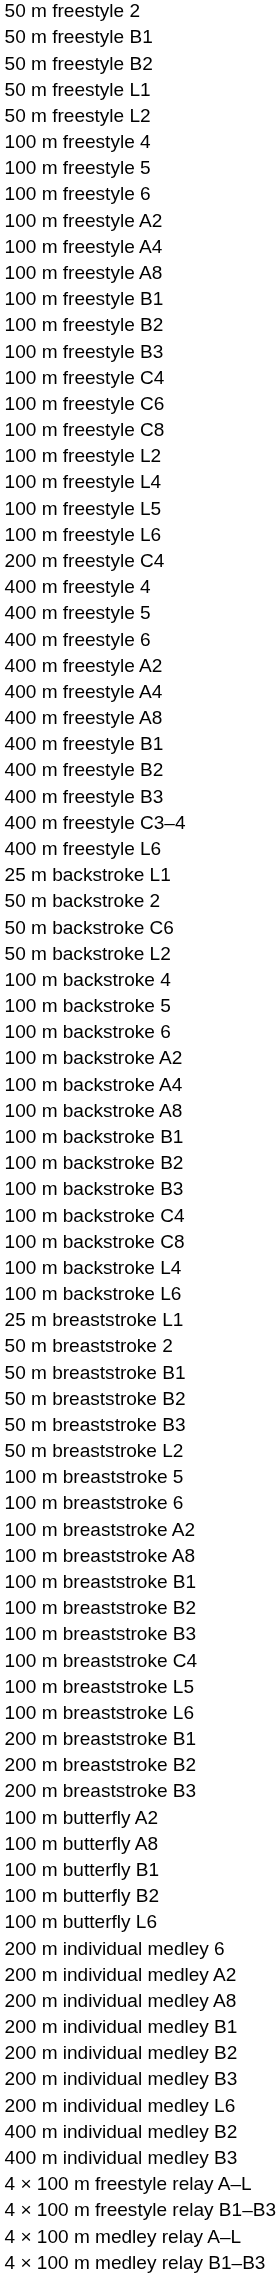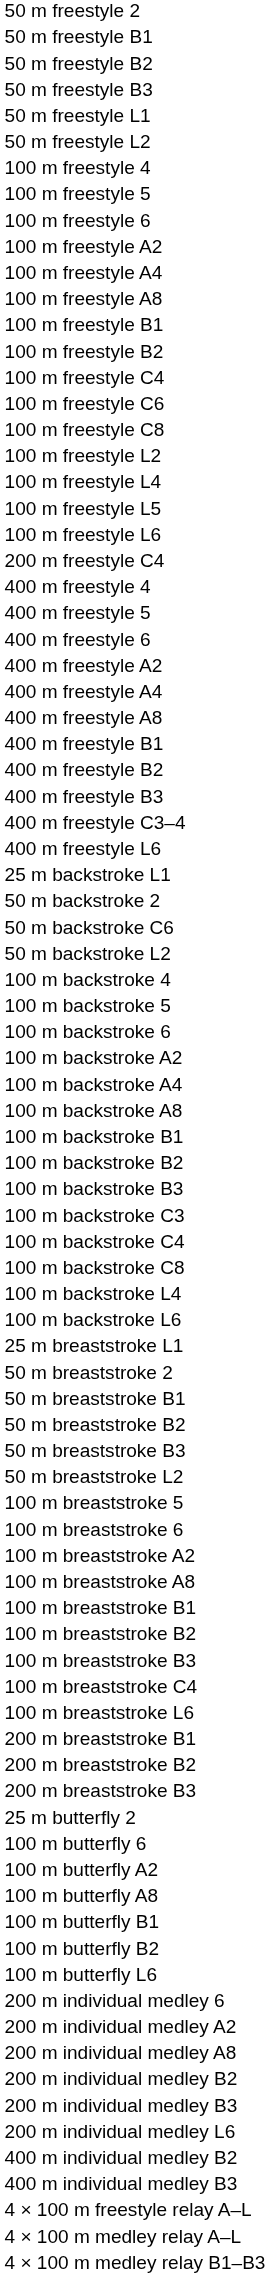+ row: (79, 89)
- row: (84, 351)
+ row: (95, 1215)
- row: (99, 1686)
+ row: (70, 1817)
+ row: (75, 1843)
- row: (121, 2027)
- row: (140, 2210)
